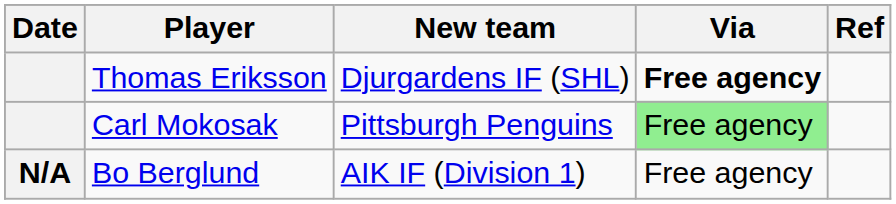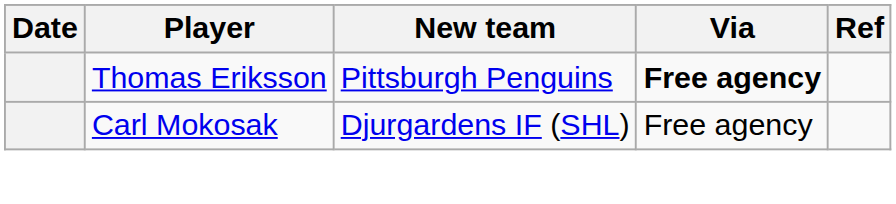(485, 76) Djurgardens IF (SHL) -> (477, 76) Pittsburgh Penguins
(477, 125) Pittsburgh Penguins -> (485, 125) Djurgardens IF (SHL)
(728, 125) lightgreen background -> (728, 125) no background
- row: (176, 173)
